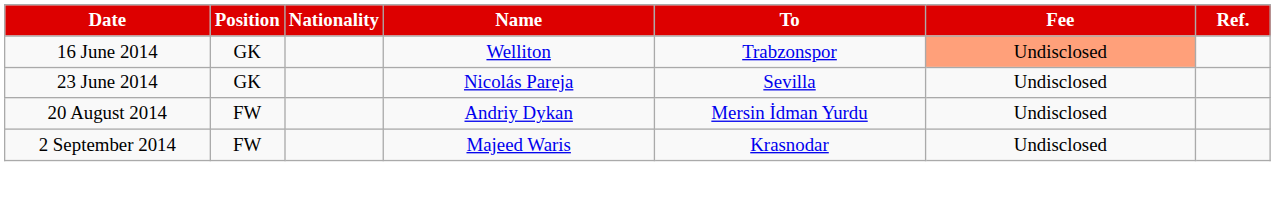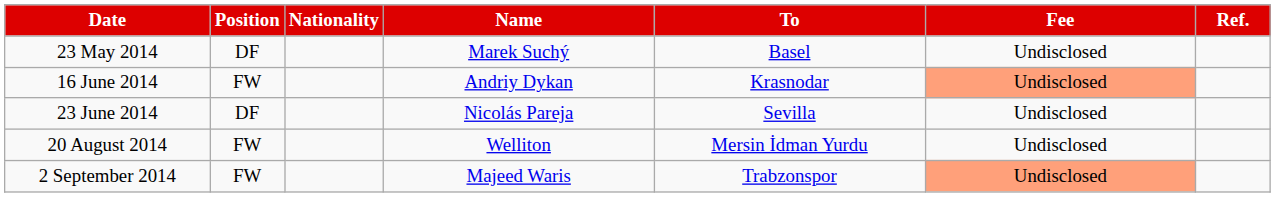+ row: (107, 51)
(247, 51) GK -> (247, 82) FW
(519, 51) Welliton -> (519, 82) Andriy Dykan
(790, 51) Trabzonspor -> (790, 82) Krasnodar
(247, 82) GK -> (247, 113) DF
(519, 113) Andriy Dykan -> (519, 144) Welliton
(790, 144) Krasnodar -> (790, 176) Trabzonspor
(1060, 144) no background -> (1060, 176) lightsalmon background
